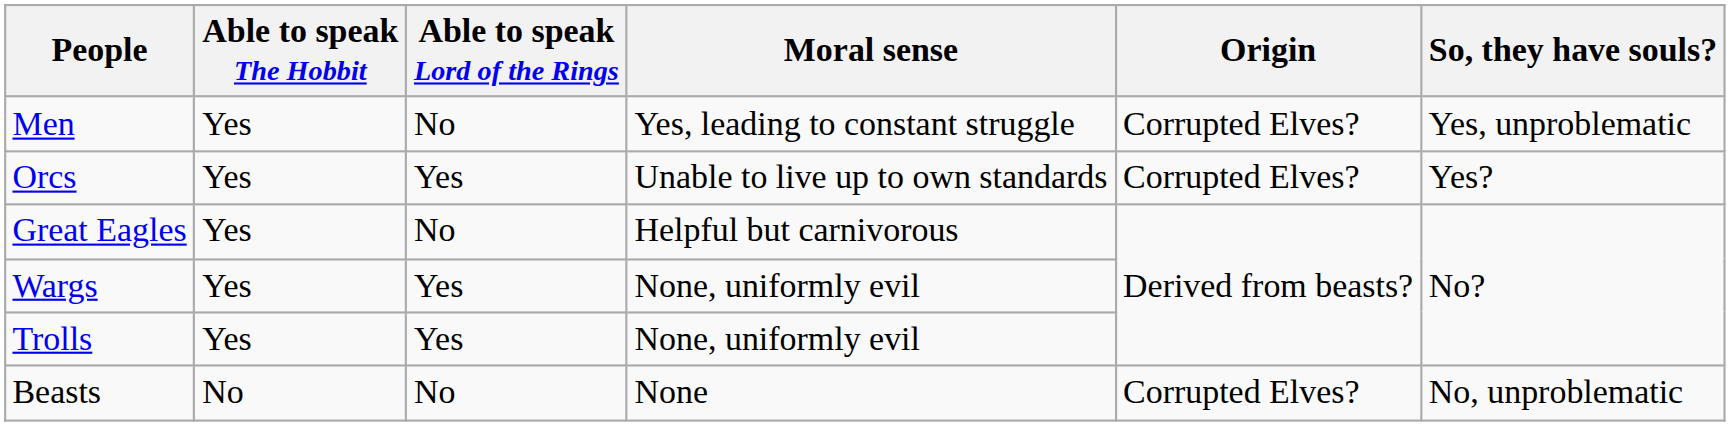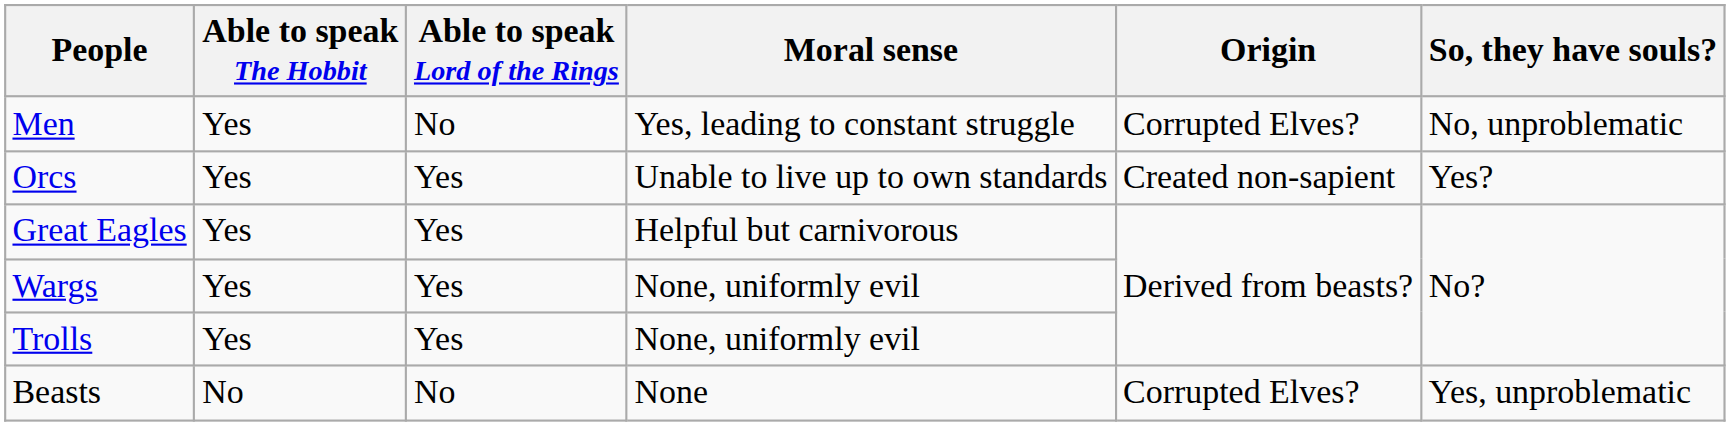(1560, 123) Yes, unproblematic -> (1556, 123) No, unproblematic
(1241, 177) Corrupted Elves? -> (1259, 177) Created non-sapient
(435, 230) No -> (439, 230) Yes
(1556, 392) No, unproblematic -> (1560, 392) Yes, unproblematic
